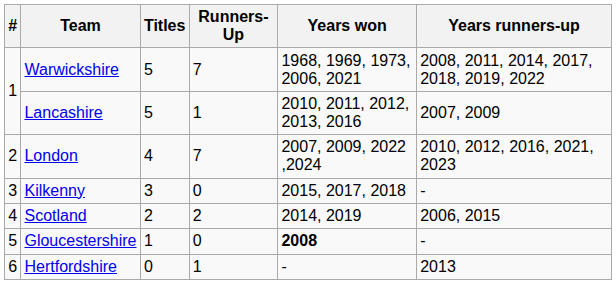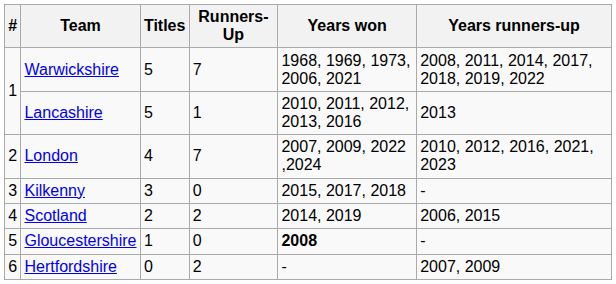(460, 112) 2007, 2009 -> (438, 112) 2013
(197, 266) 1 -> (197, 266) 2
(438, 266) 2013 -> (460, 266) 2007, 2009
